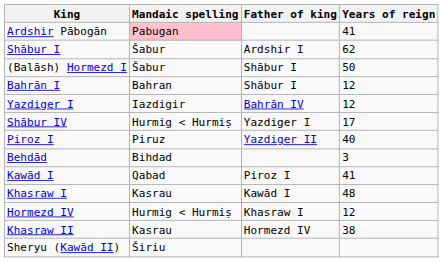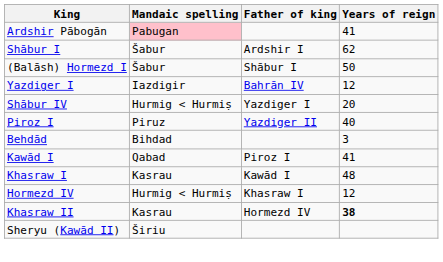- row: (34, 85)
(349, 121) 17 -> (349, 103) 20
(349, 230) normal -> (349, 212) bold
